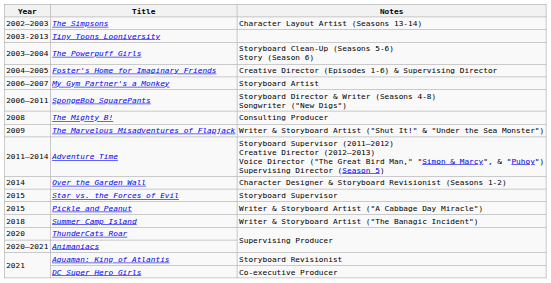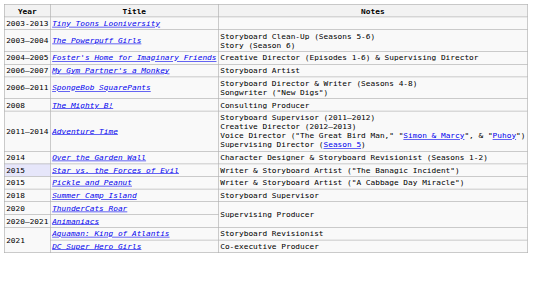- row: (80, 23)
- row: (144, 130)
(16, 195) no background -> (16, 170) lavender background
(288, 195) Storyboard Supervisor -> (340, 170) Writer & Storyboard Artist ("The Banagic Incident")
(359, 221) Writer & Storyboard Artist ("The Banagic Incident") -> (270, 195) Storyboard Supervisor
